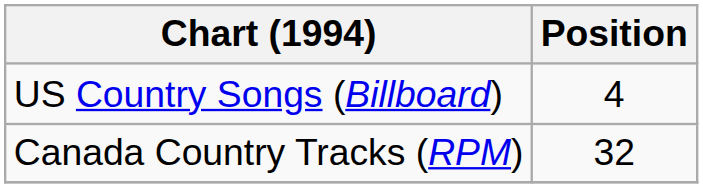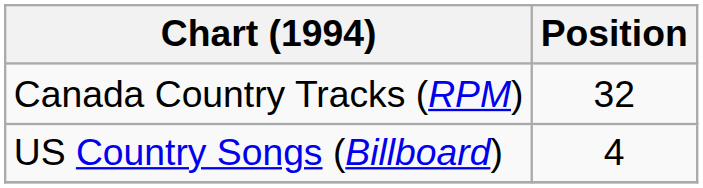rows swapped: (269, 152) <-> (258, 93)
